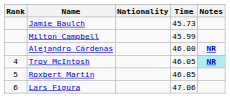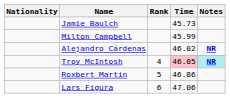columns swapped: (16, 11) <-> (143, 11)
(184, 49) 46.00 -> (184, 49) 46.02
(184, 62) no background -> (184, 62) pink background
(184, 74) 46.85 -> (184, 74) 46.86
